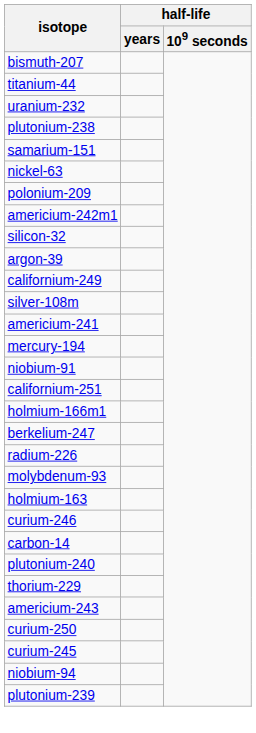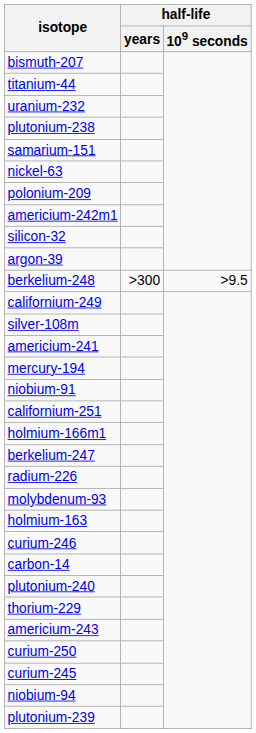+ row: (51, 281)
